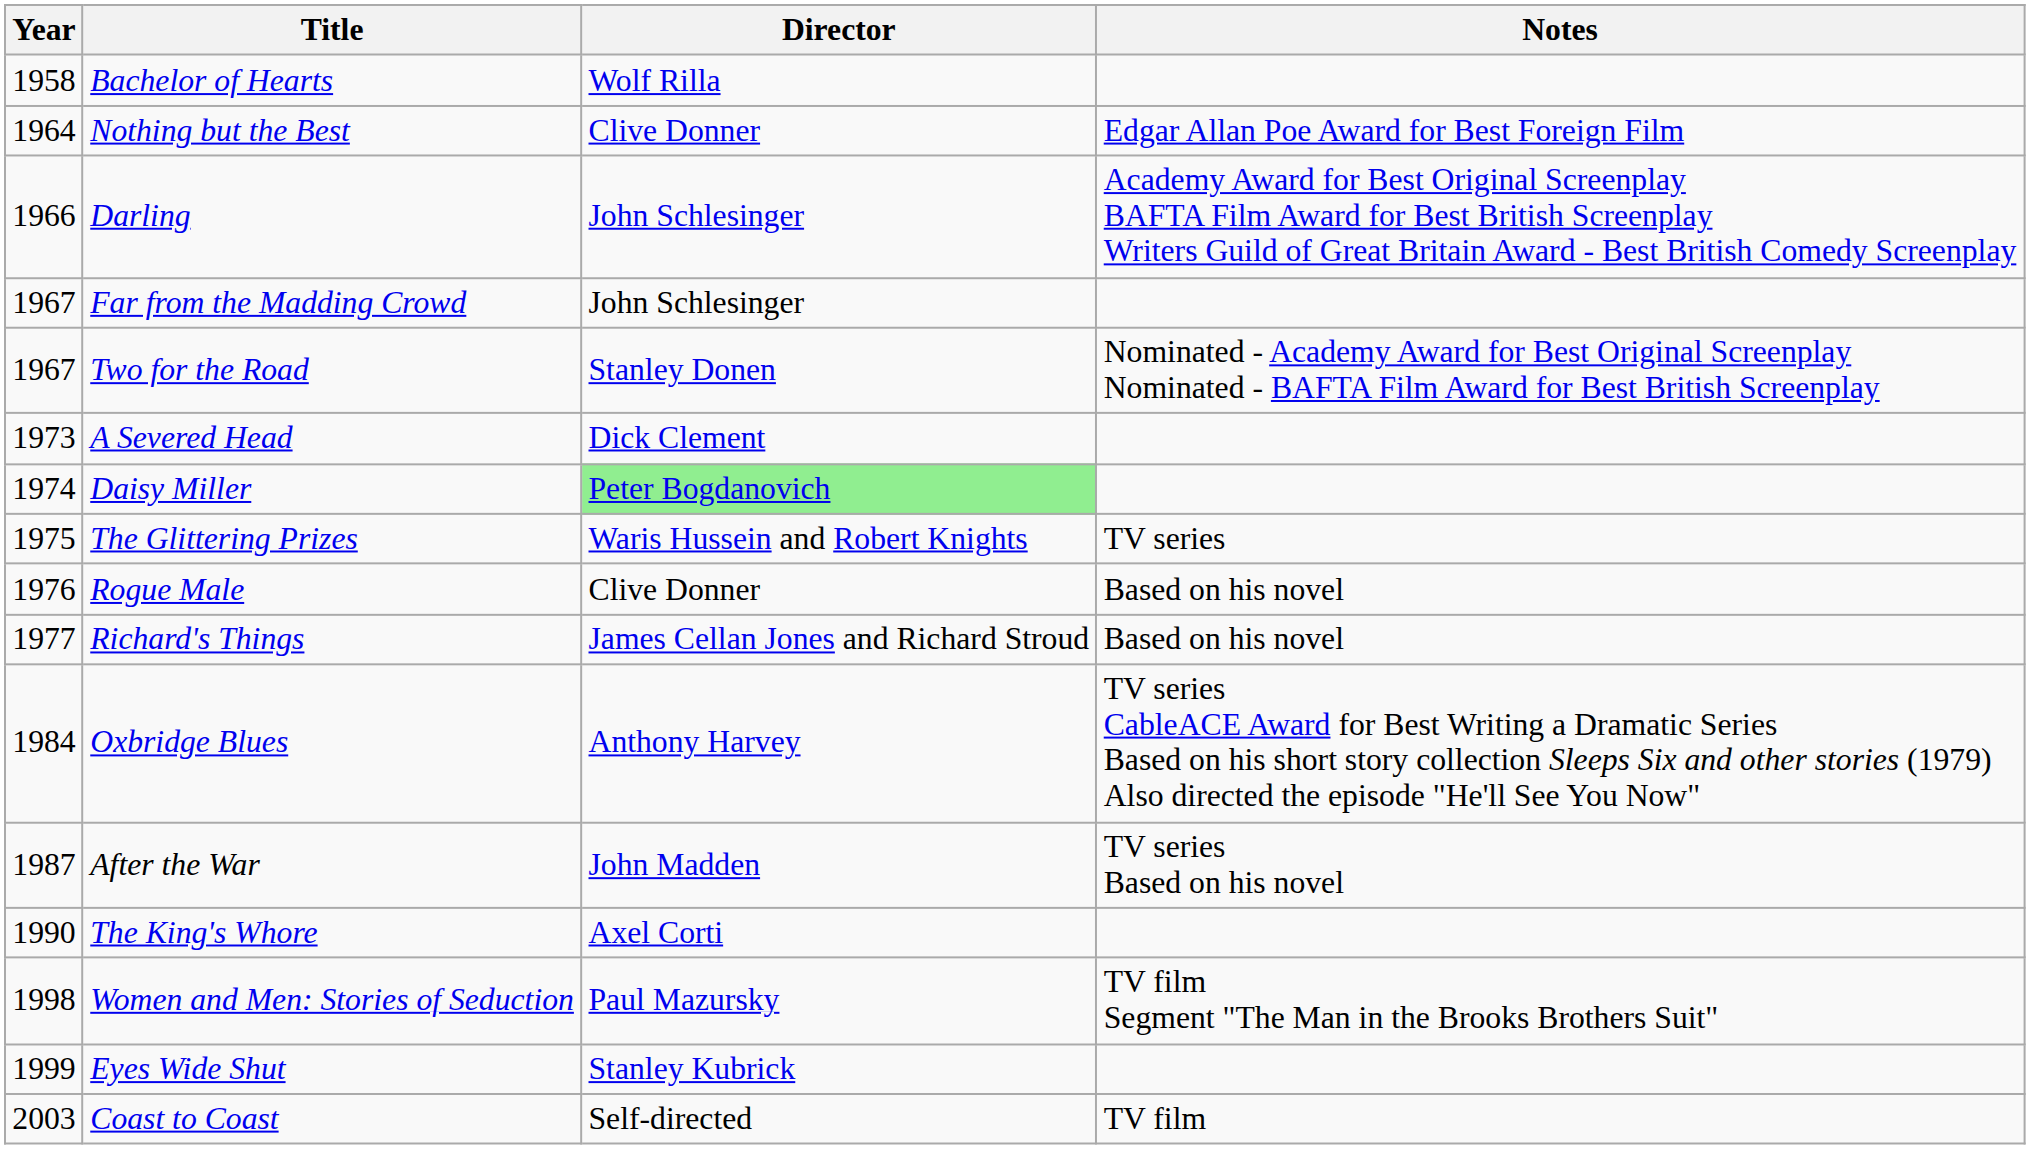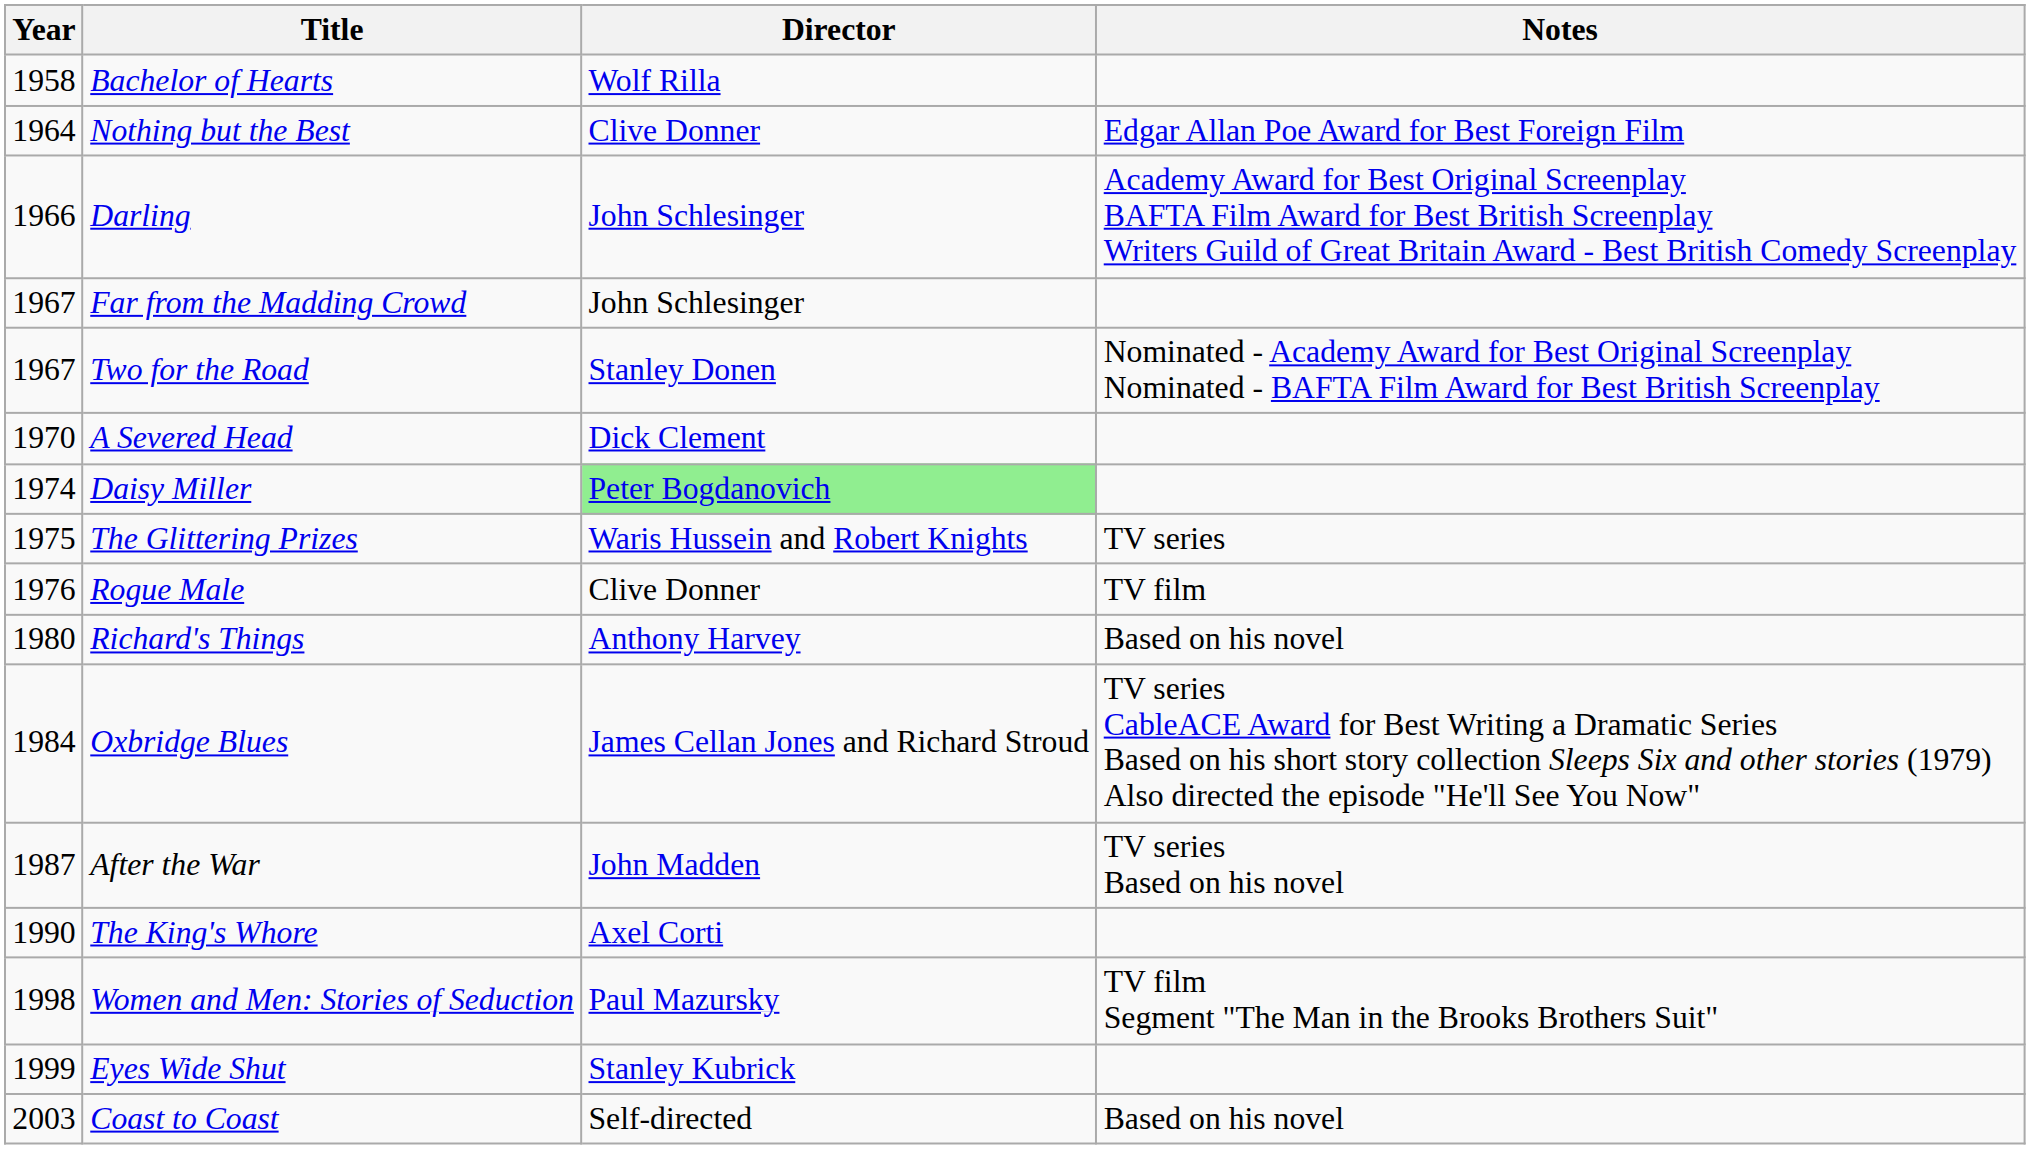(44, 437) 1973 -> (44, 437) 1970
(1224, 588) Based on his novel -> (1155, 588) TV film
(44, 638) 1977 -> (44, 638) 1980
(839, 638) James Cellan Jones and Richard Stroud -> (695, 638) Anthony Harvey
(695, 742) Anthony Harvey -> (839, 742) James Cellan Jones and Richard Stroud
(1155, 1118) TV film -> (1224, 1118) Based on his novel
